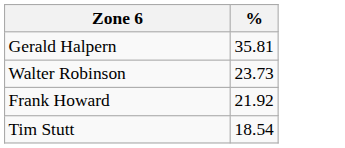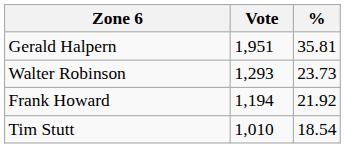+ column: (262, 18)
